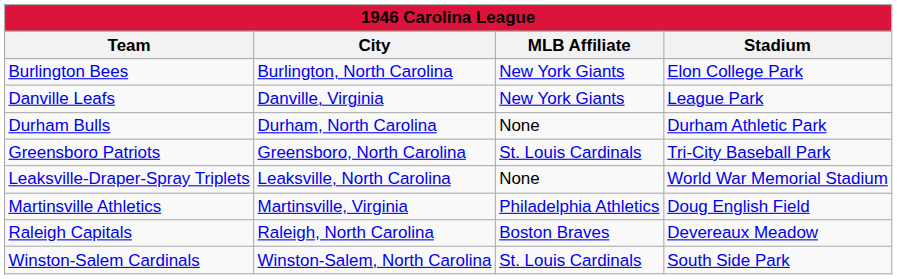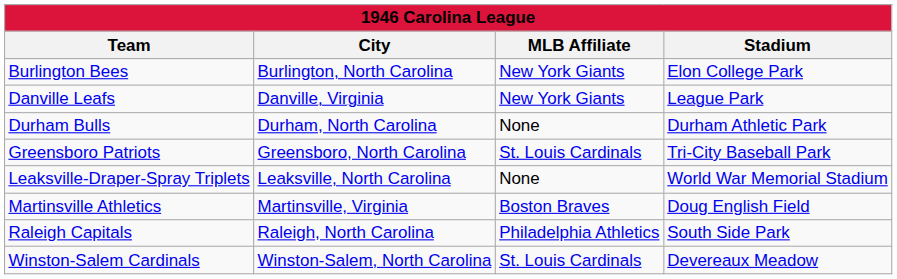(579, 206) Philadelphia Athletics -> (554, 206) Boston Braves
(554, 233) Boston Braves -> (579, 233) Philadelphia Athletics
(743, 233) Devereaux Meadow -> (729, 233) South Side Park
(729, 260) South Side Park -> (743, 260) Devereaux Meadow
